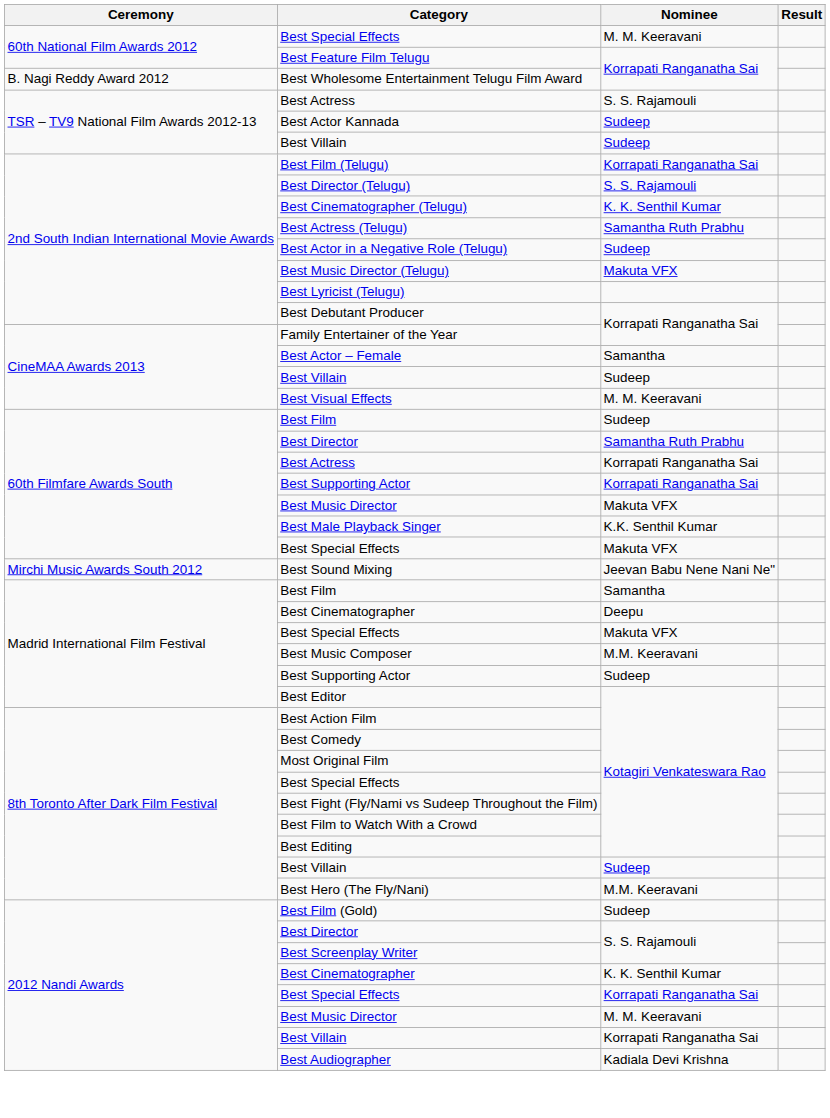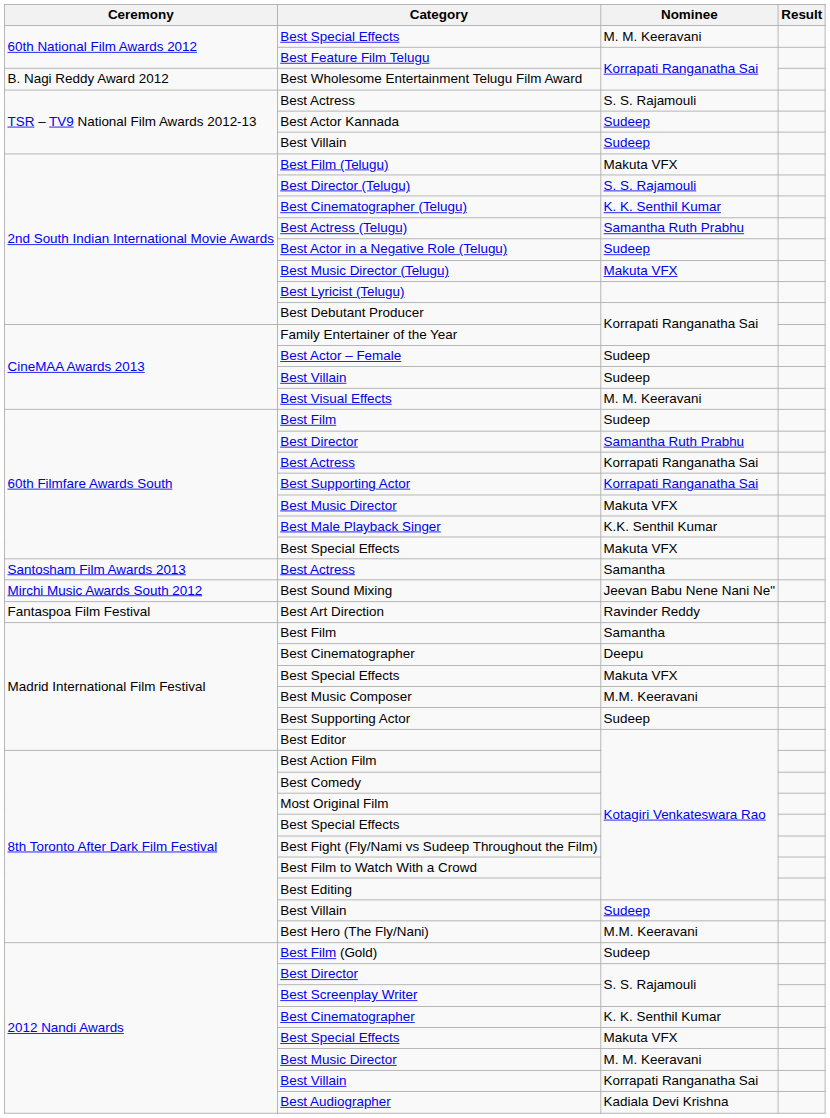(681, 164) Korrapati Ranganatha Sai -> (641, 164) Makuta VFX
(634, 356) Samantha -> (627, 356) Sudeep
+ row: (97, 569)
+ row: (79, 611)
(681, 995) Korrapati Ranganatha Sai -> (641, 1038) Makuta VFX
